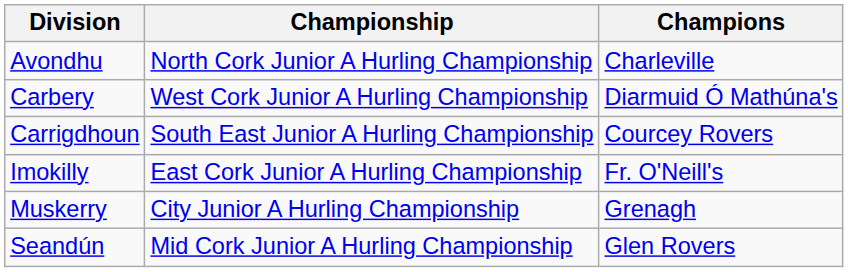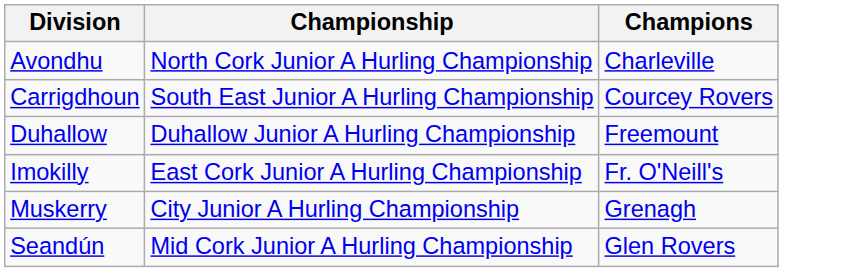- row: (52, 97)
+ row: (59, 135)
